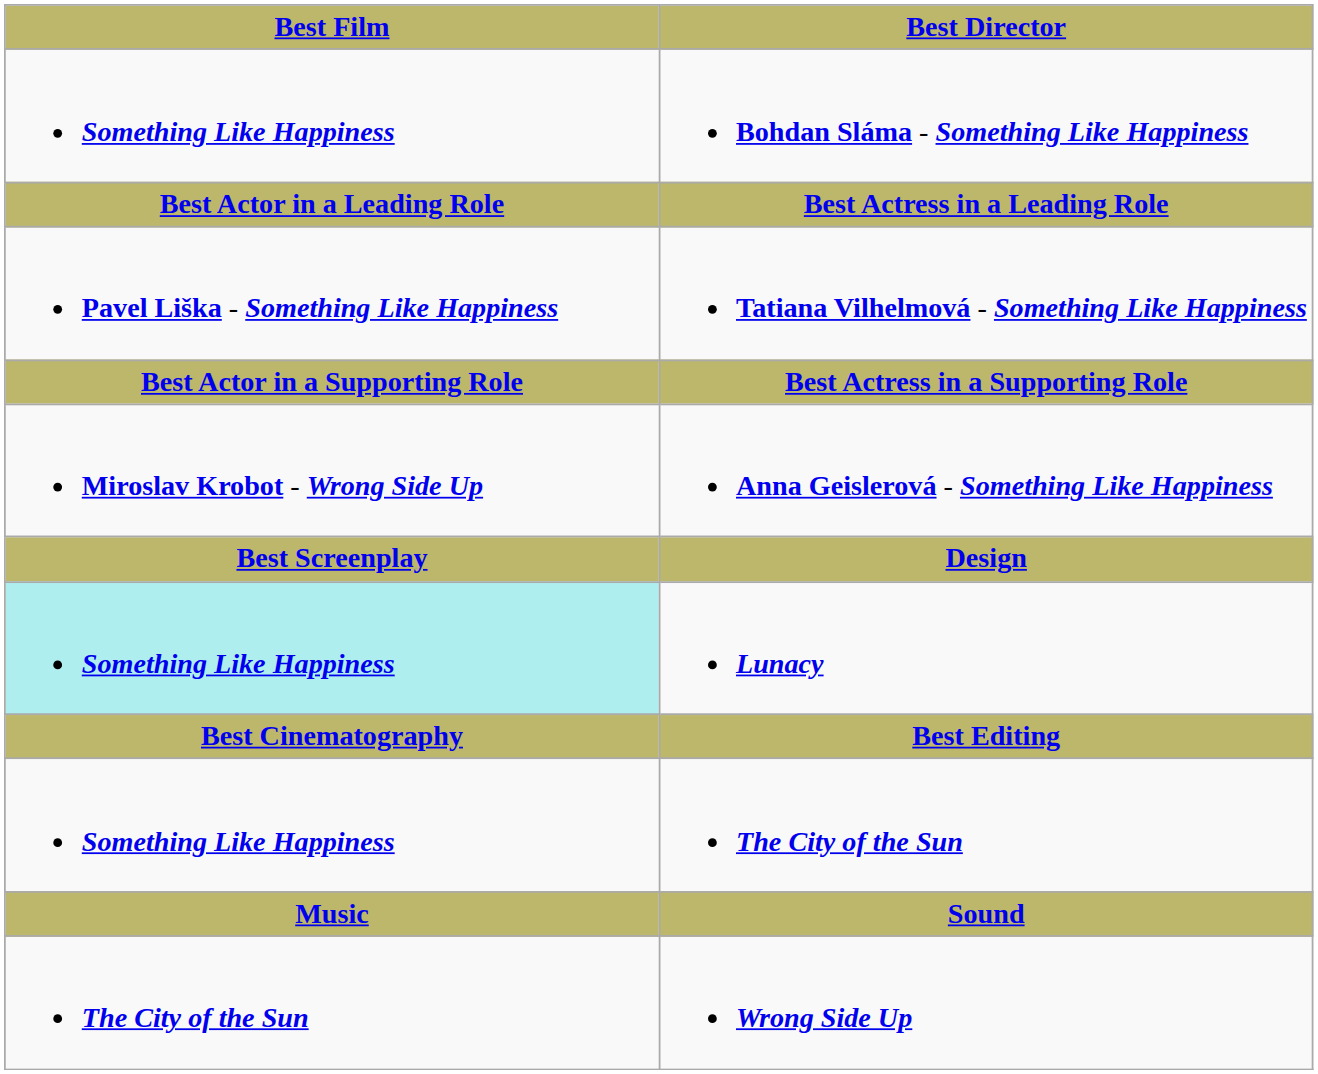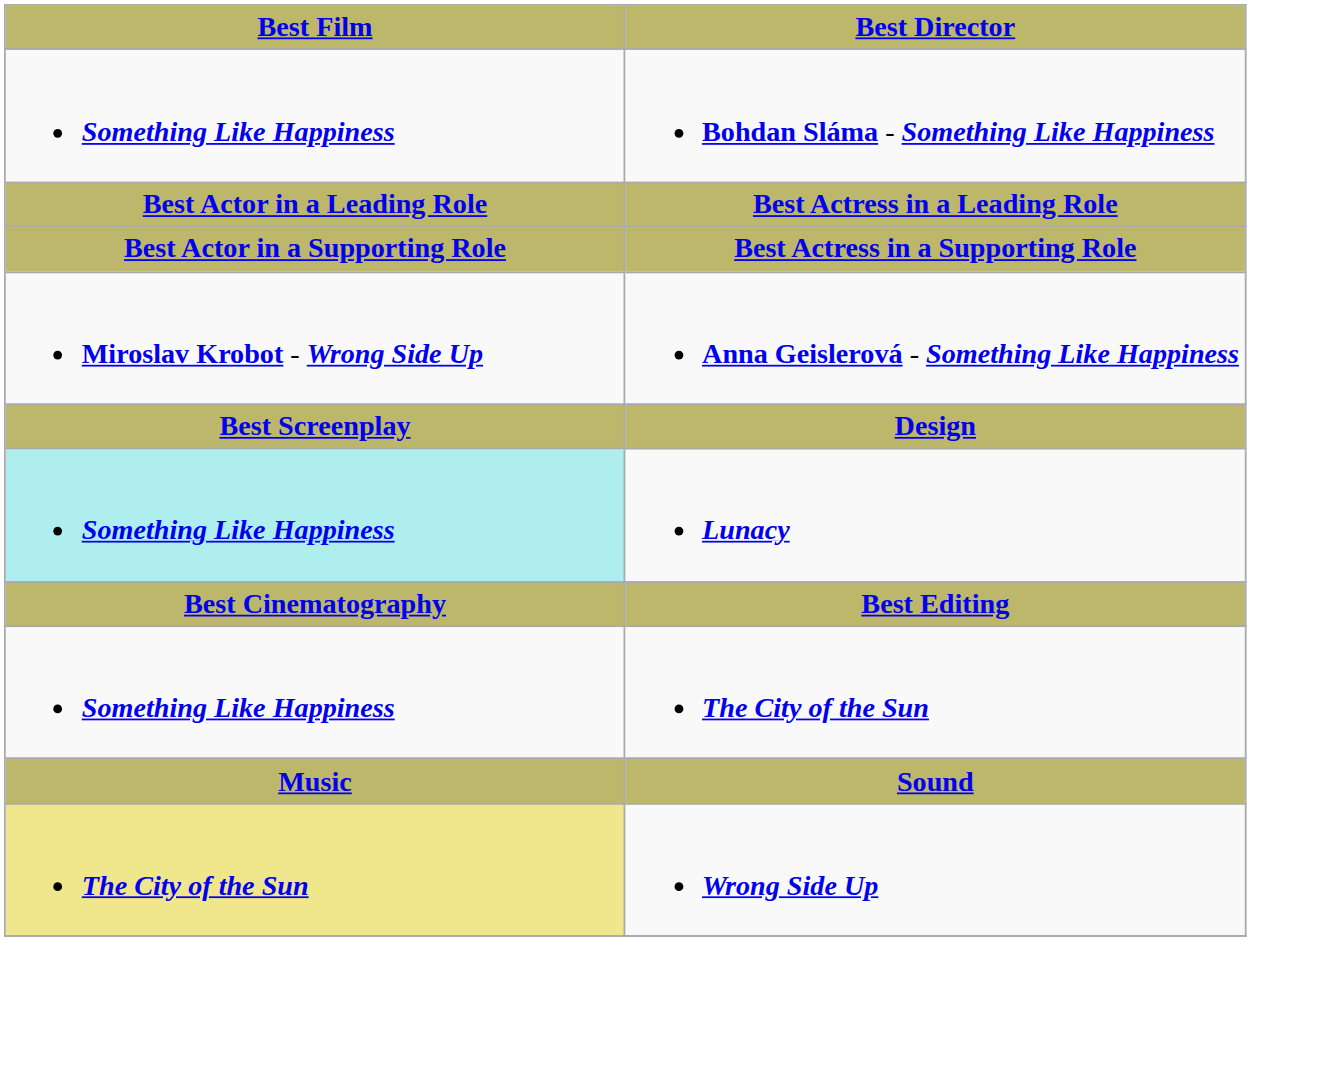- row: (986, 309)
(332, 1018) no background -> (315, 886) khaki background
